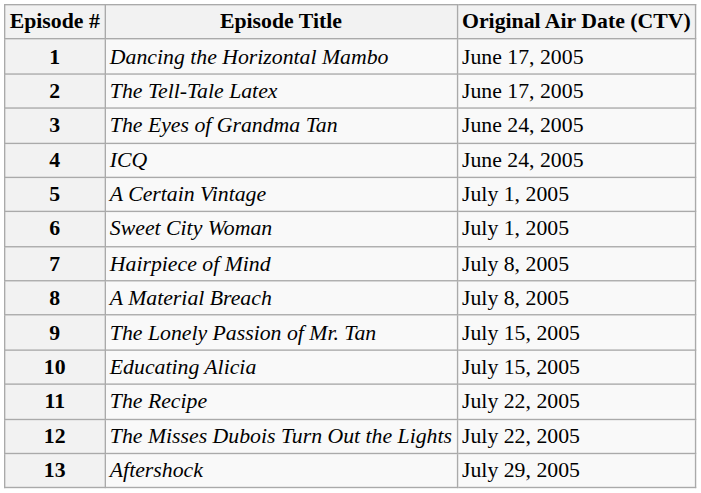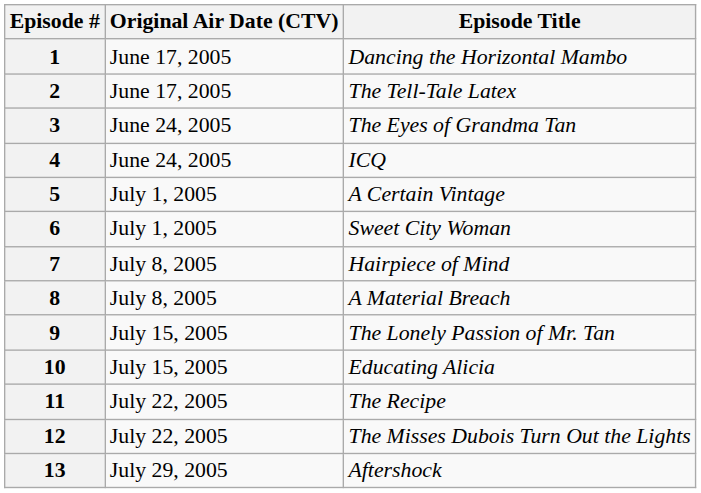columns swapped: (576, 21) <-> (281, 21)
